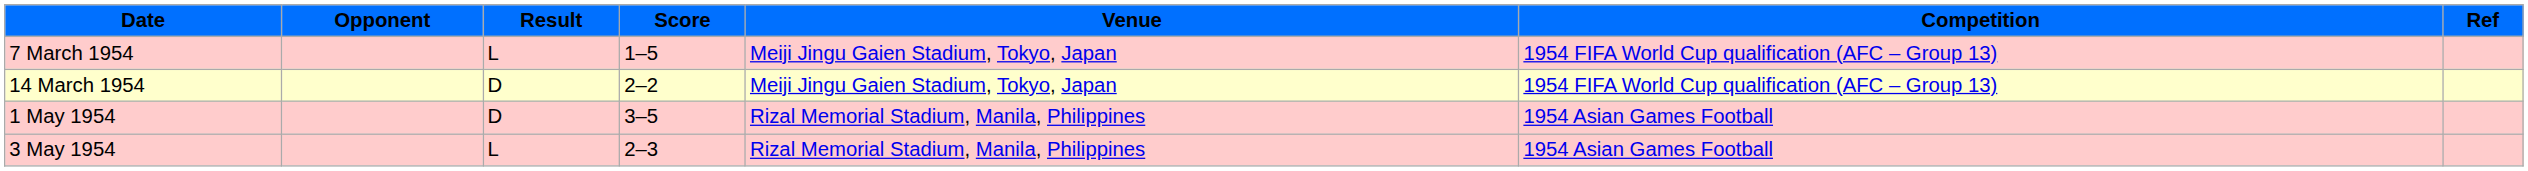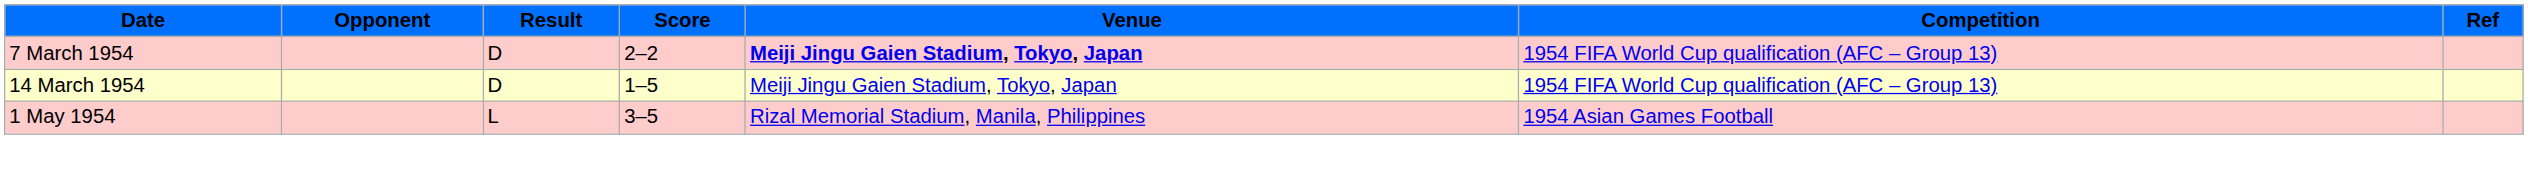(493, 52) L -> (495, 52) D
(641, 52) 1–5 -> (641, 52) 2–2
(933, 52) normal -> (946, 52) bold
(641, 85) 2–2 -> (641, 85) 1–5
(495, 117) D -> (493, 117) L
- row: (62, 149)
